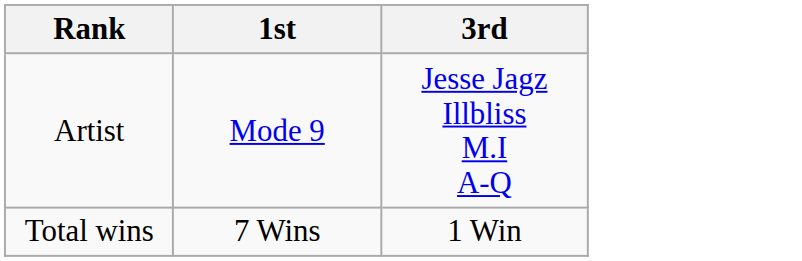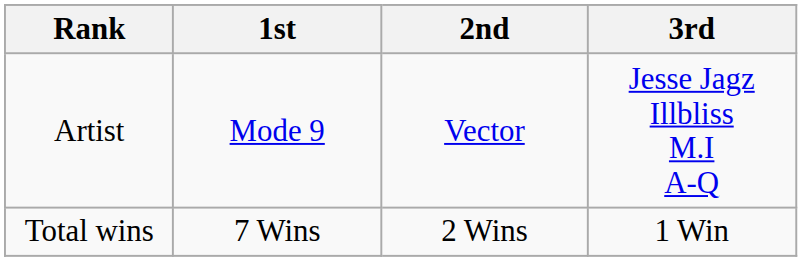+ column: (484, 28)
